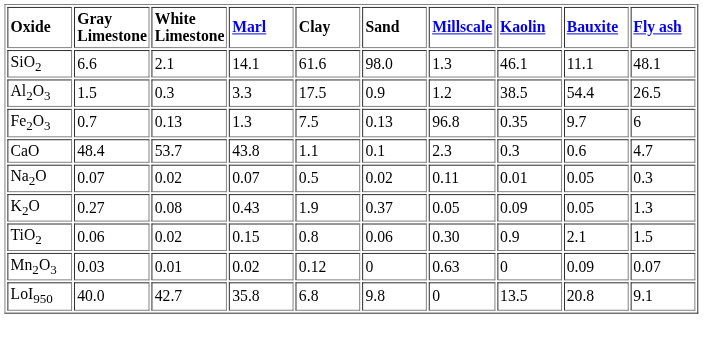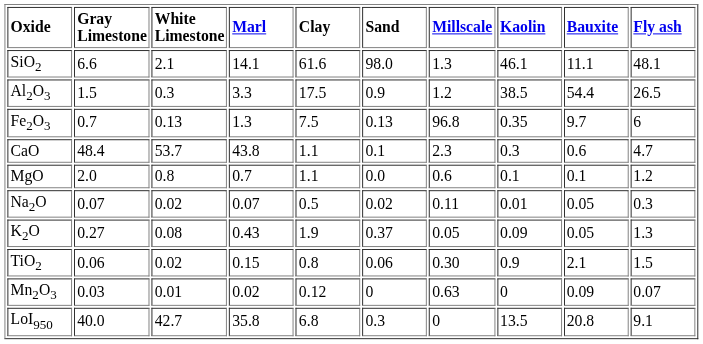+ row: (27, 176)
(375, 296) 9.8 -> (375, 321) 0.3
